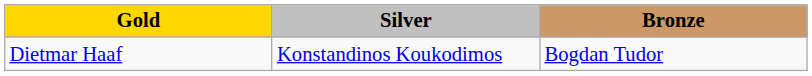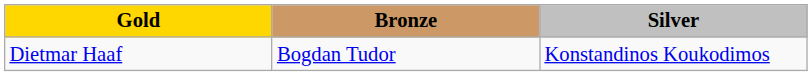columns swapped: (406, 20) <-> (673, 20)
